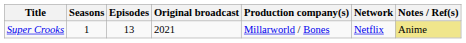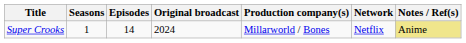(129, 29) 13 -> (129, 29) 14
(164, 29) 2021 -> (164, 29) 2024
